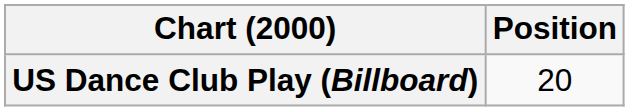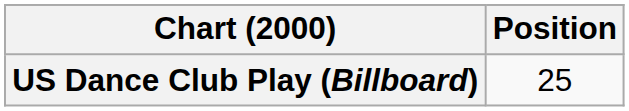(555, 79) 20 -> (555, 79) 25
